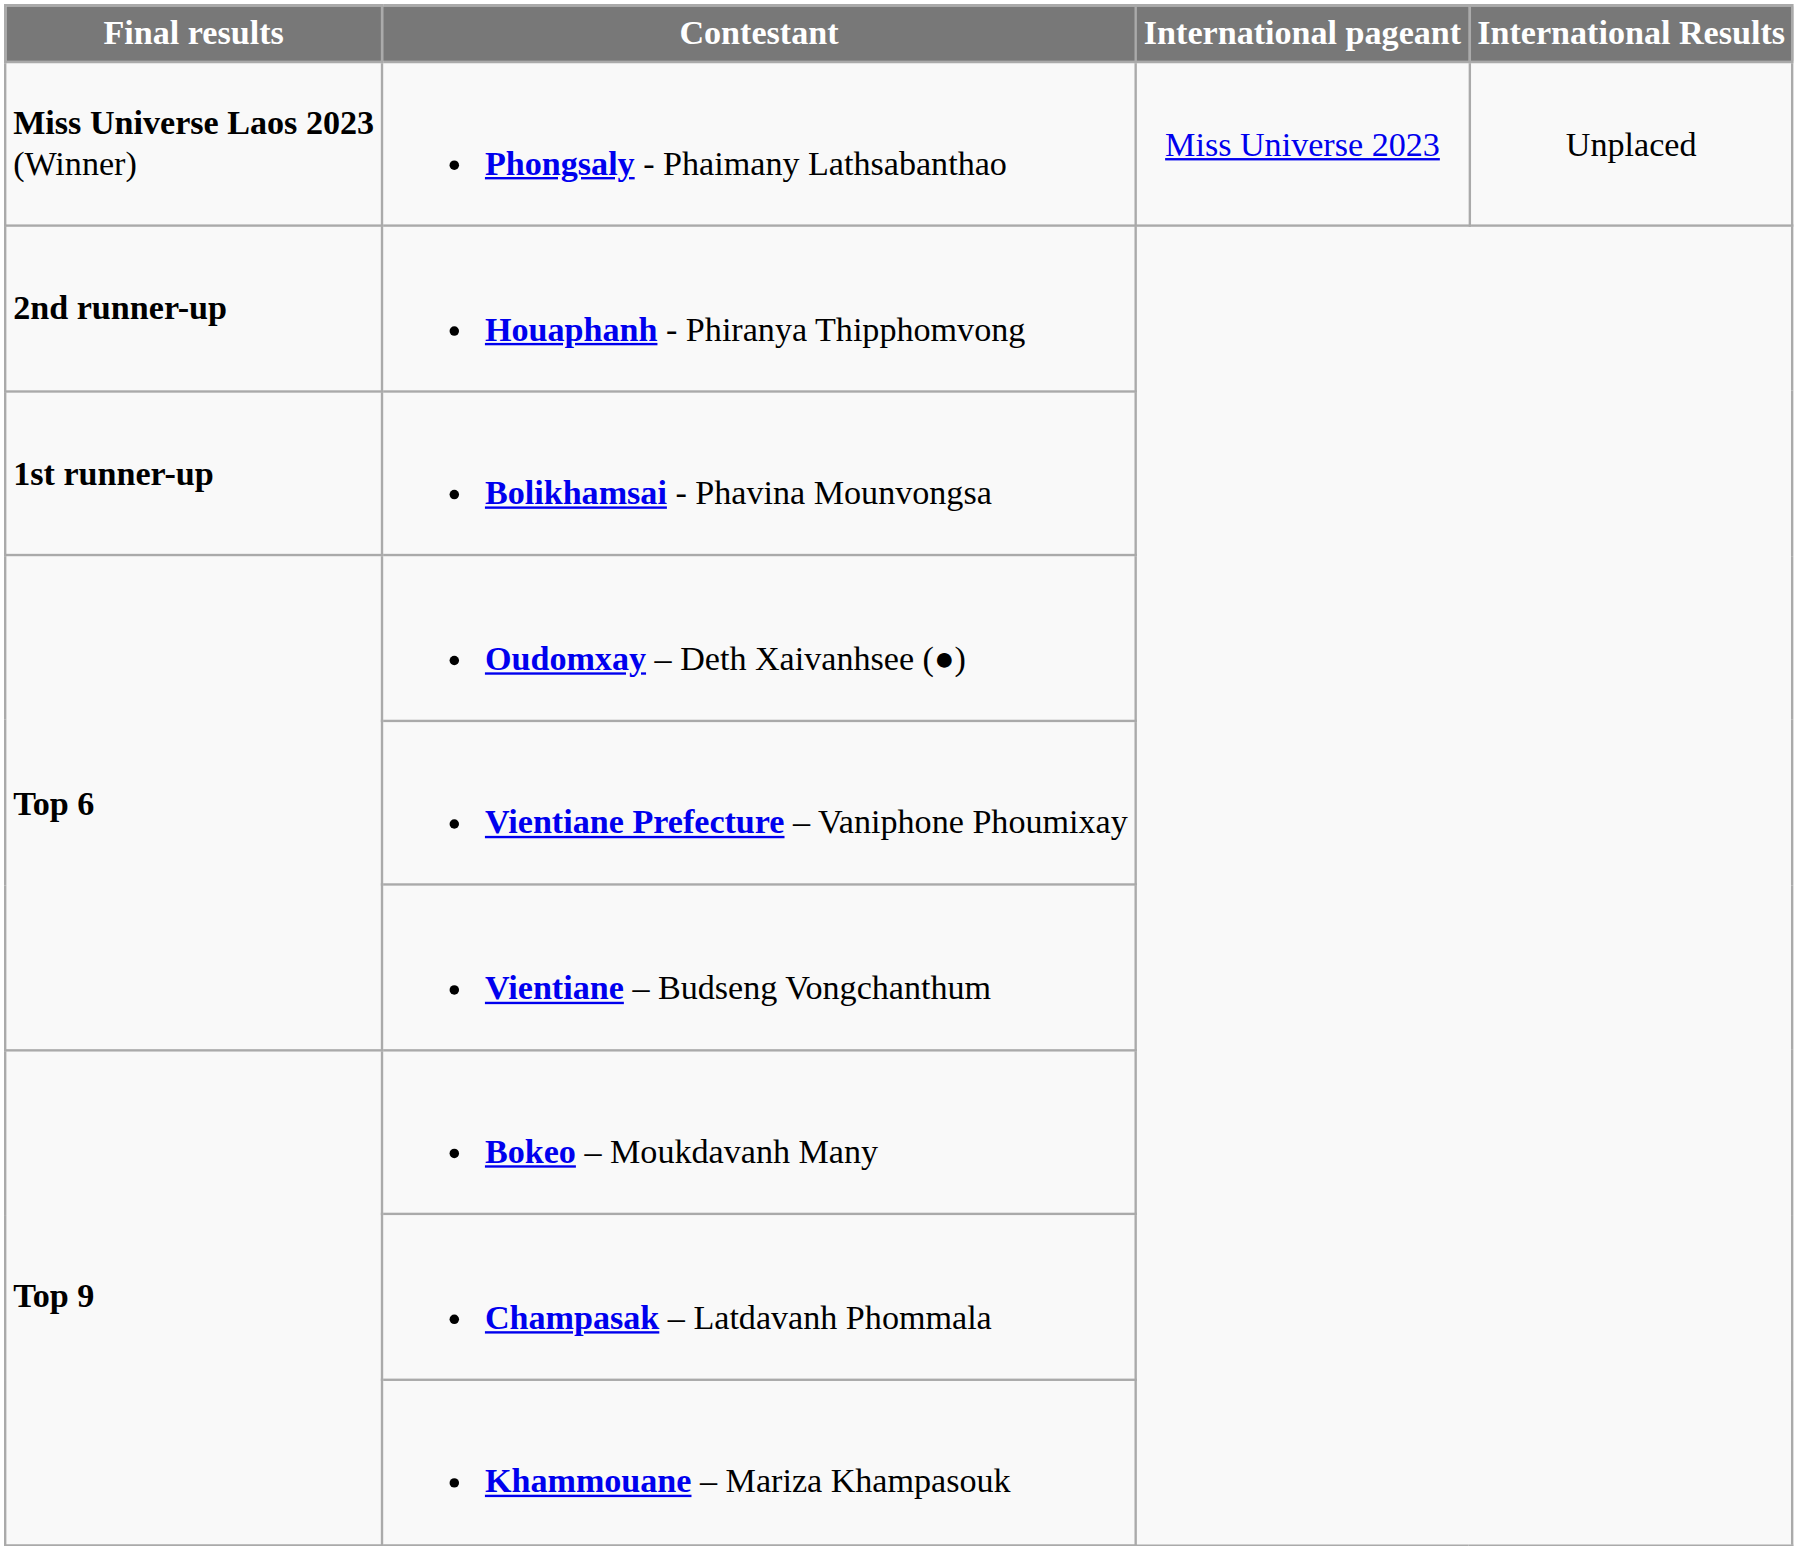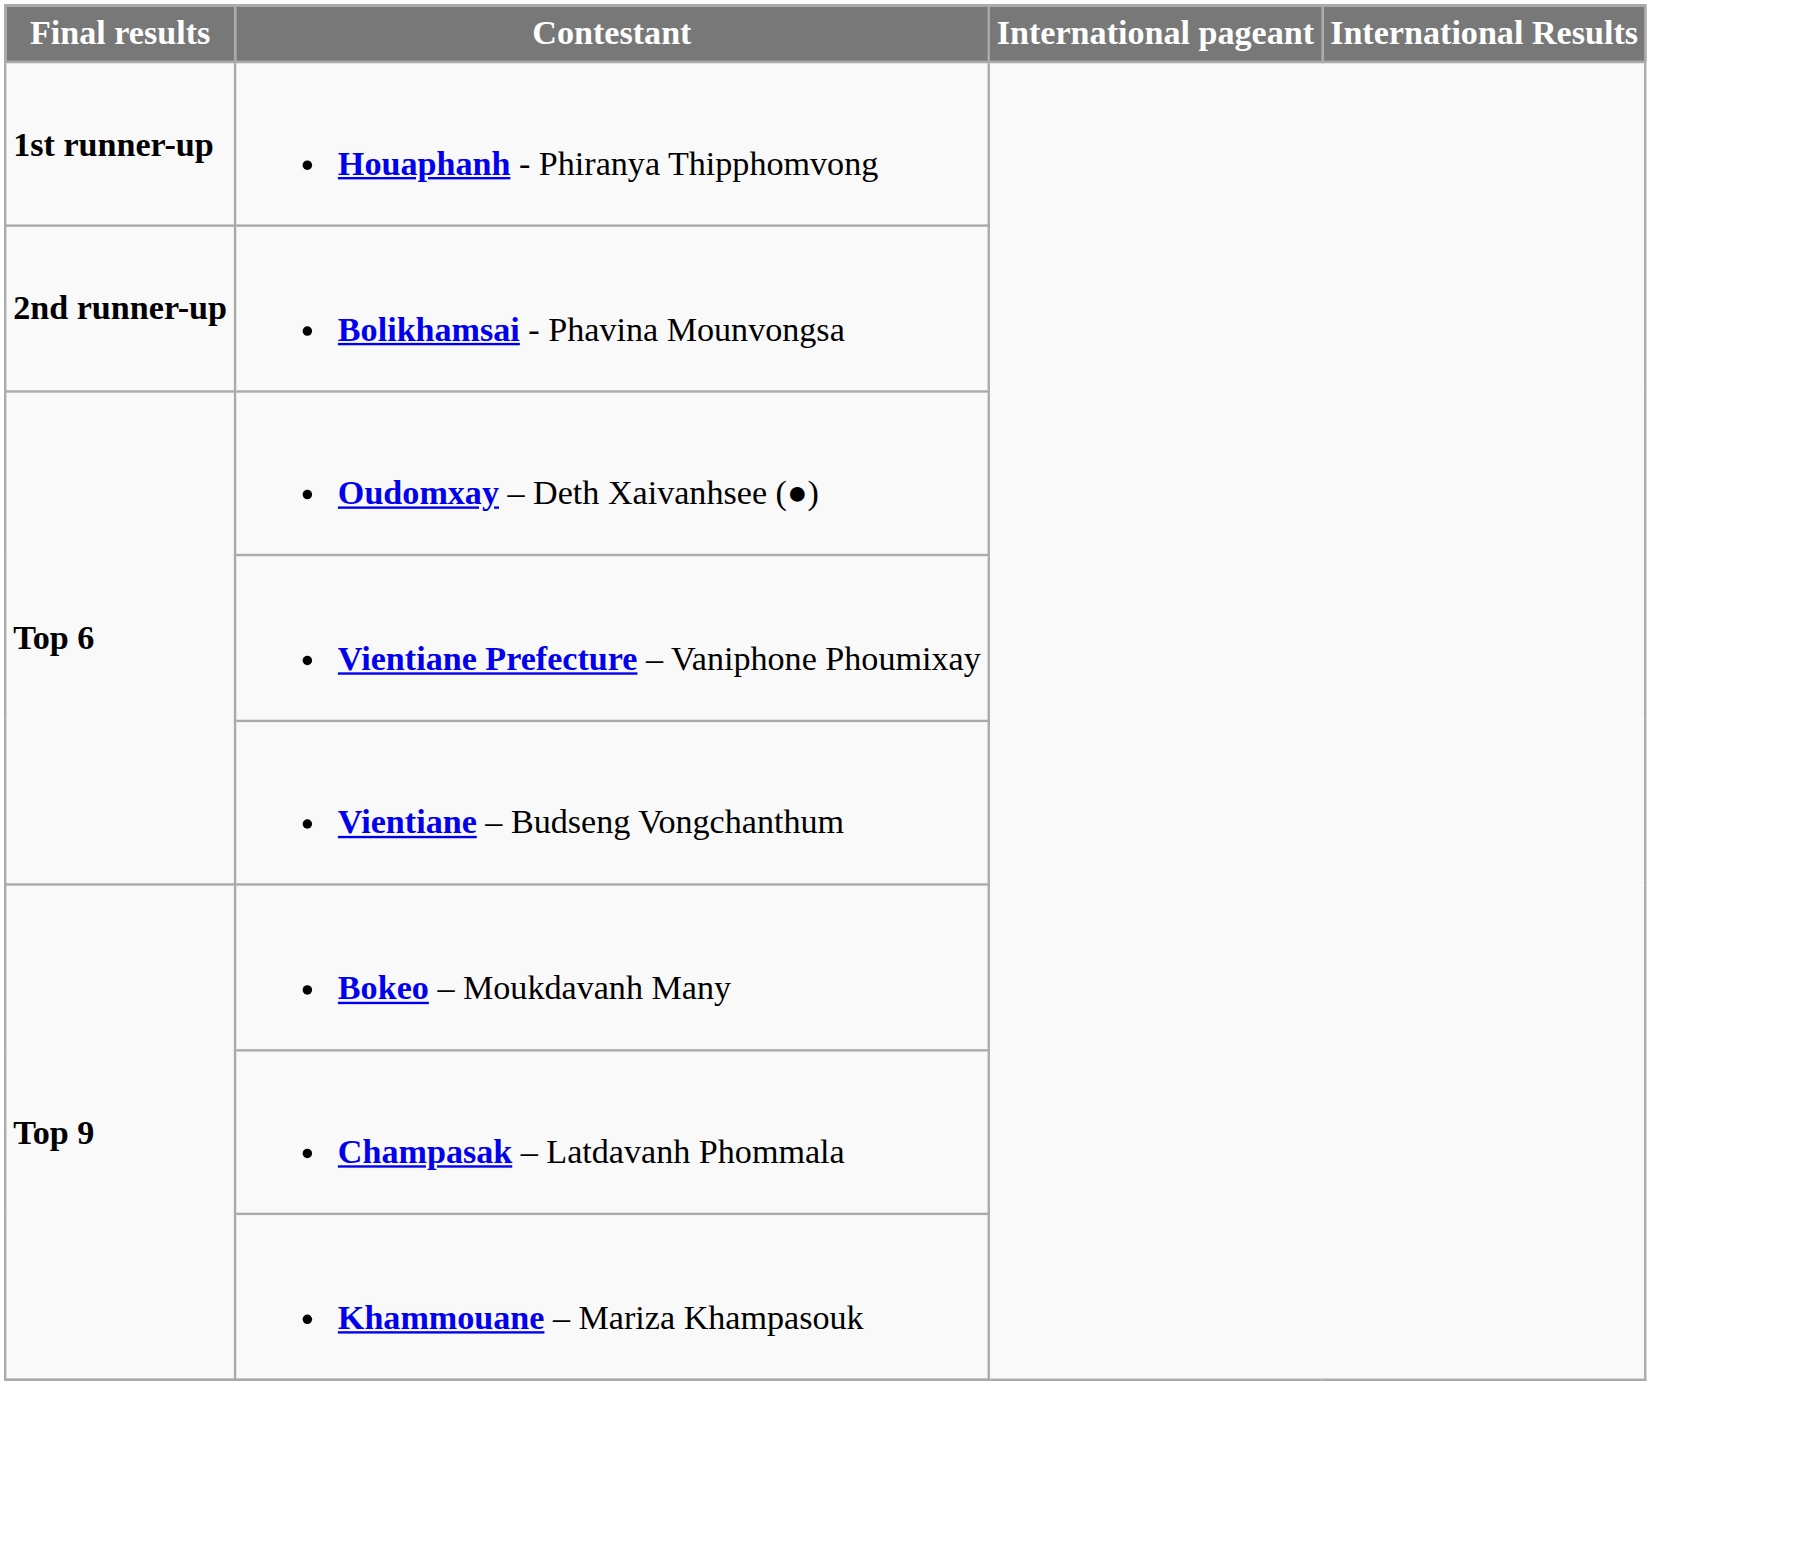- row: (759, 164)
(120, 308) 2nd runner-up -> (113, 143) 1st runner-up
(113, 473) 1st runner-up -> (120, 308) 2nd runner-up
